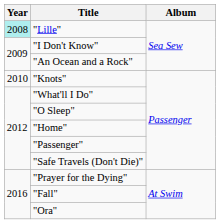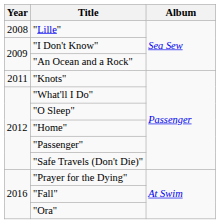(17, 29) paleturquoise background -> (17, 29) no background
(17, 78) 2010 -> (17, 78) 2011
